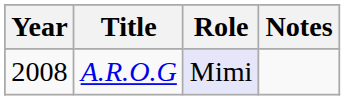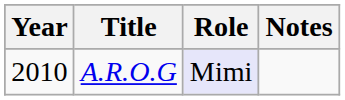(40, 71) 2008 -> (40, 71) 2010
